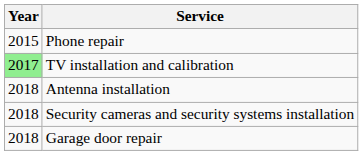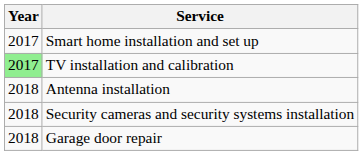- row: (85, 41)
+ row: (152, 41)
